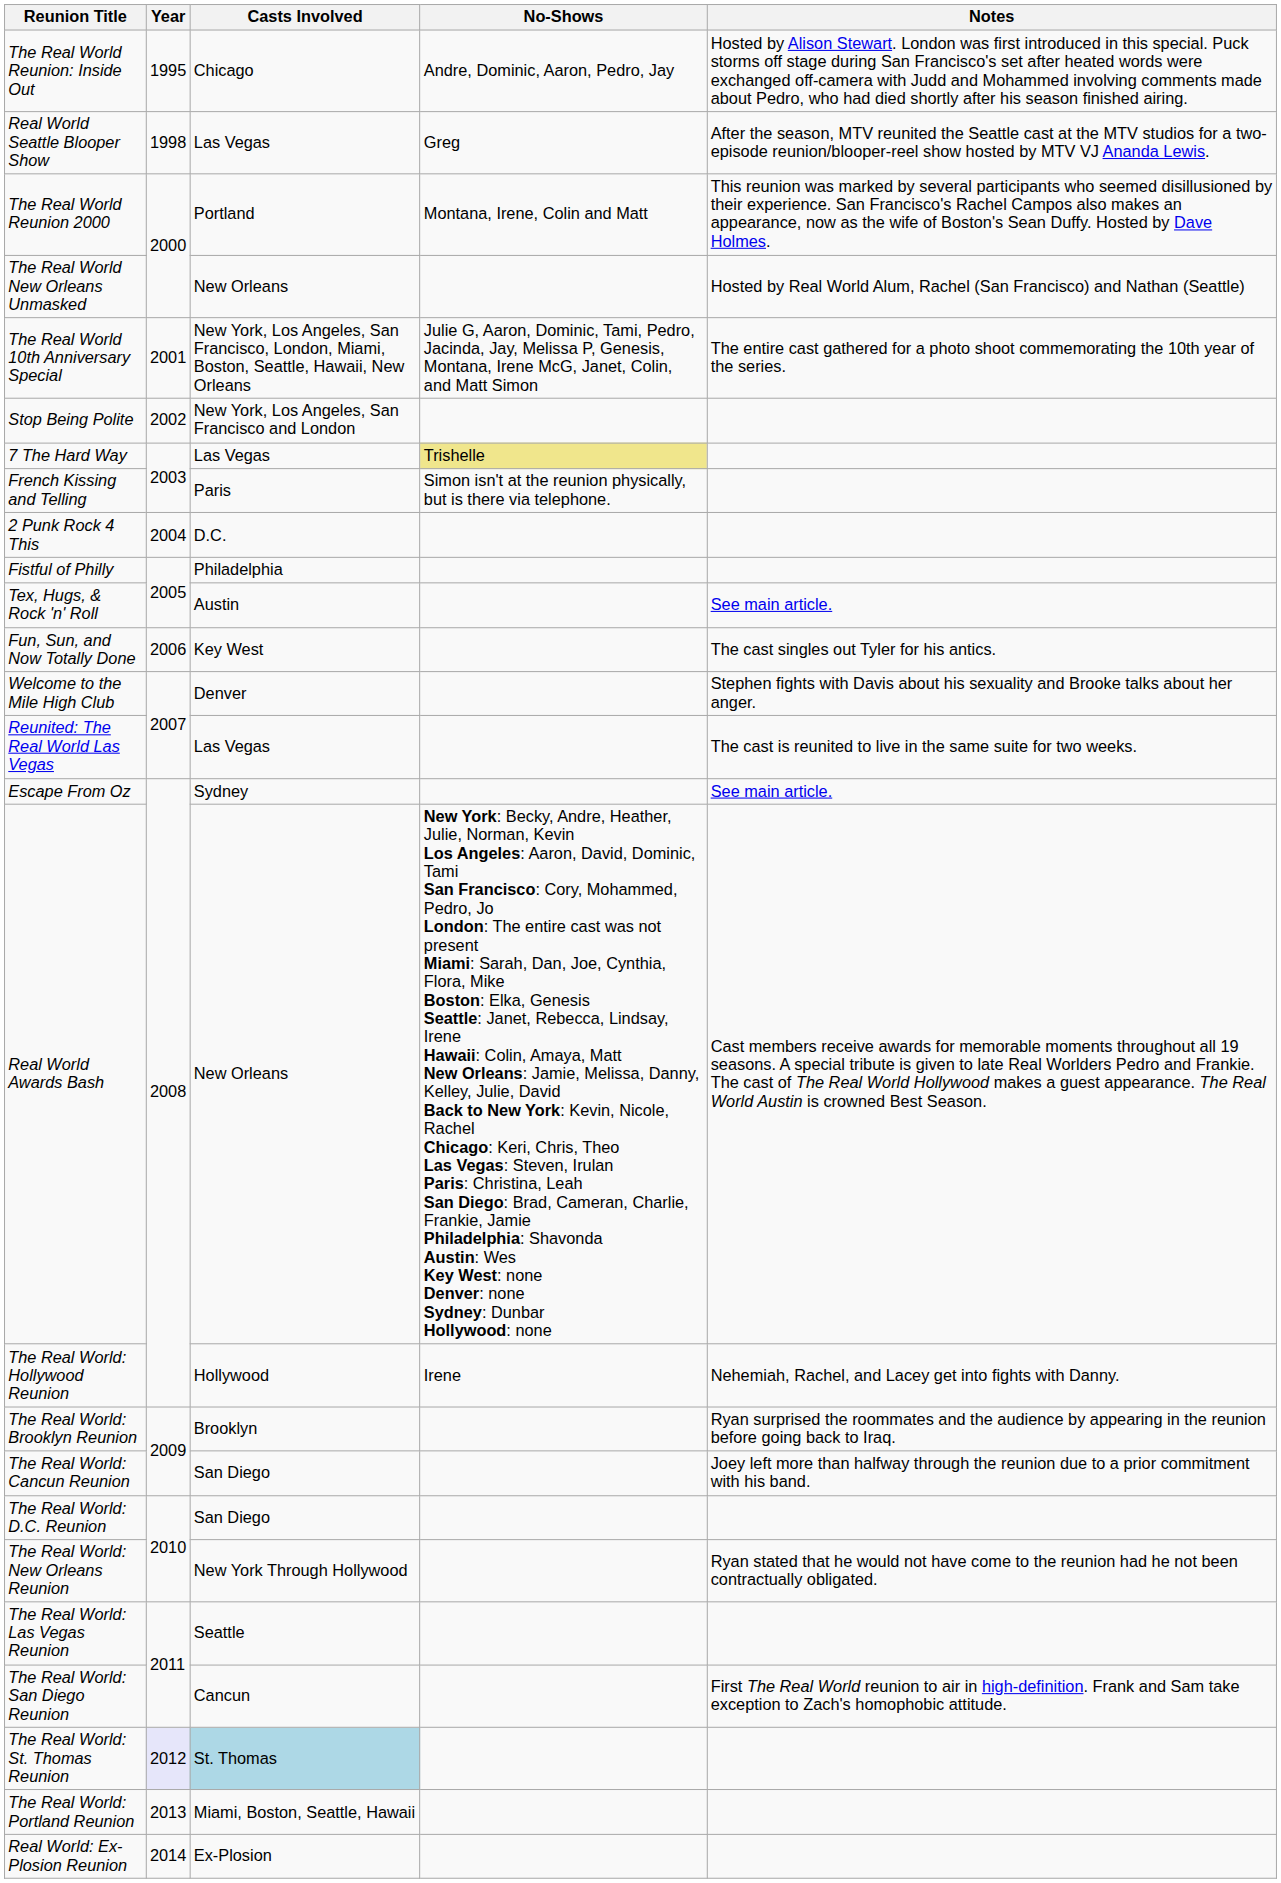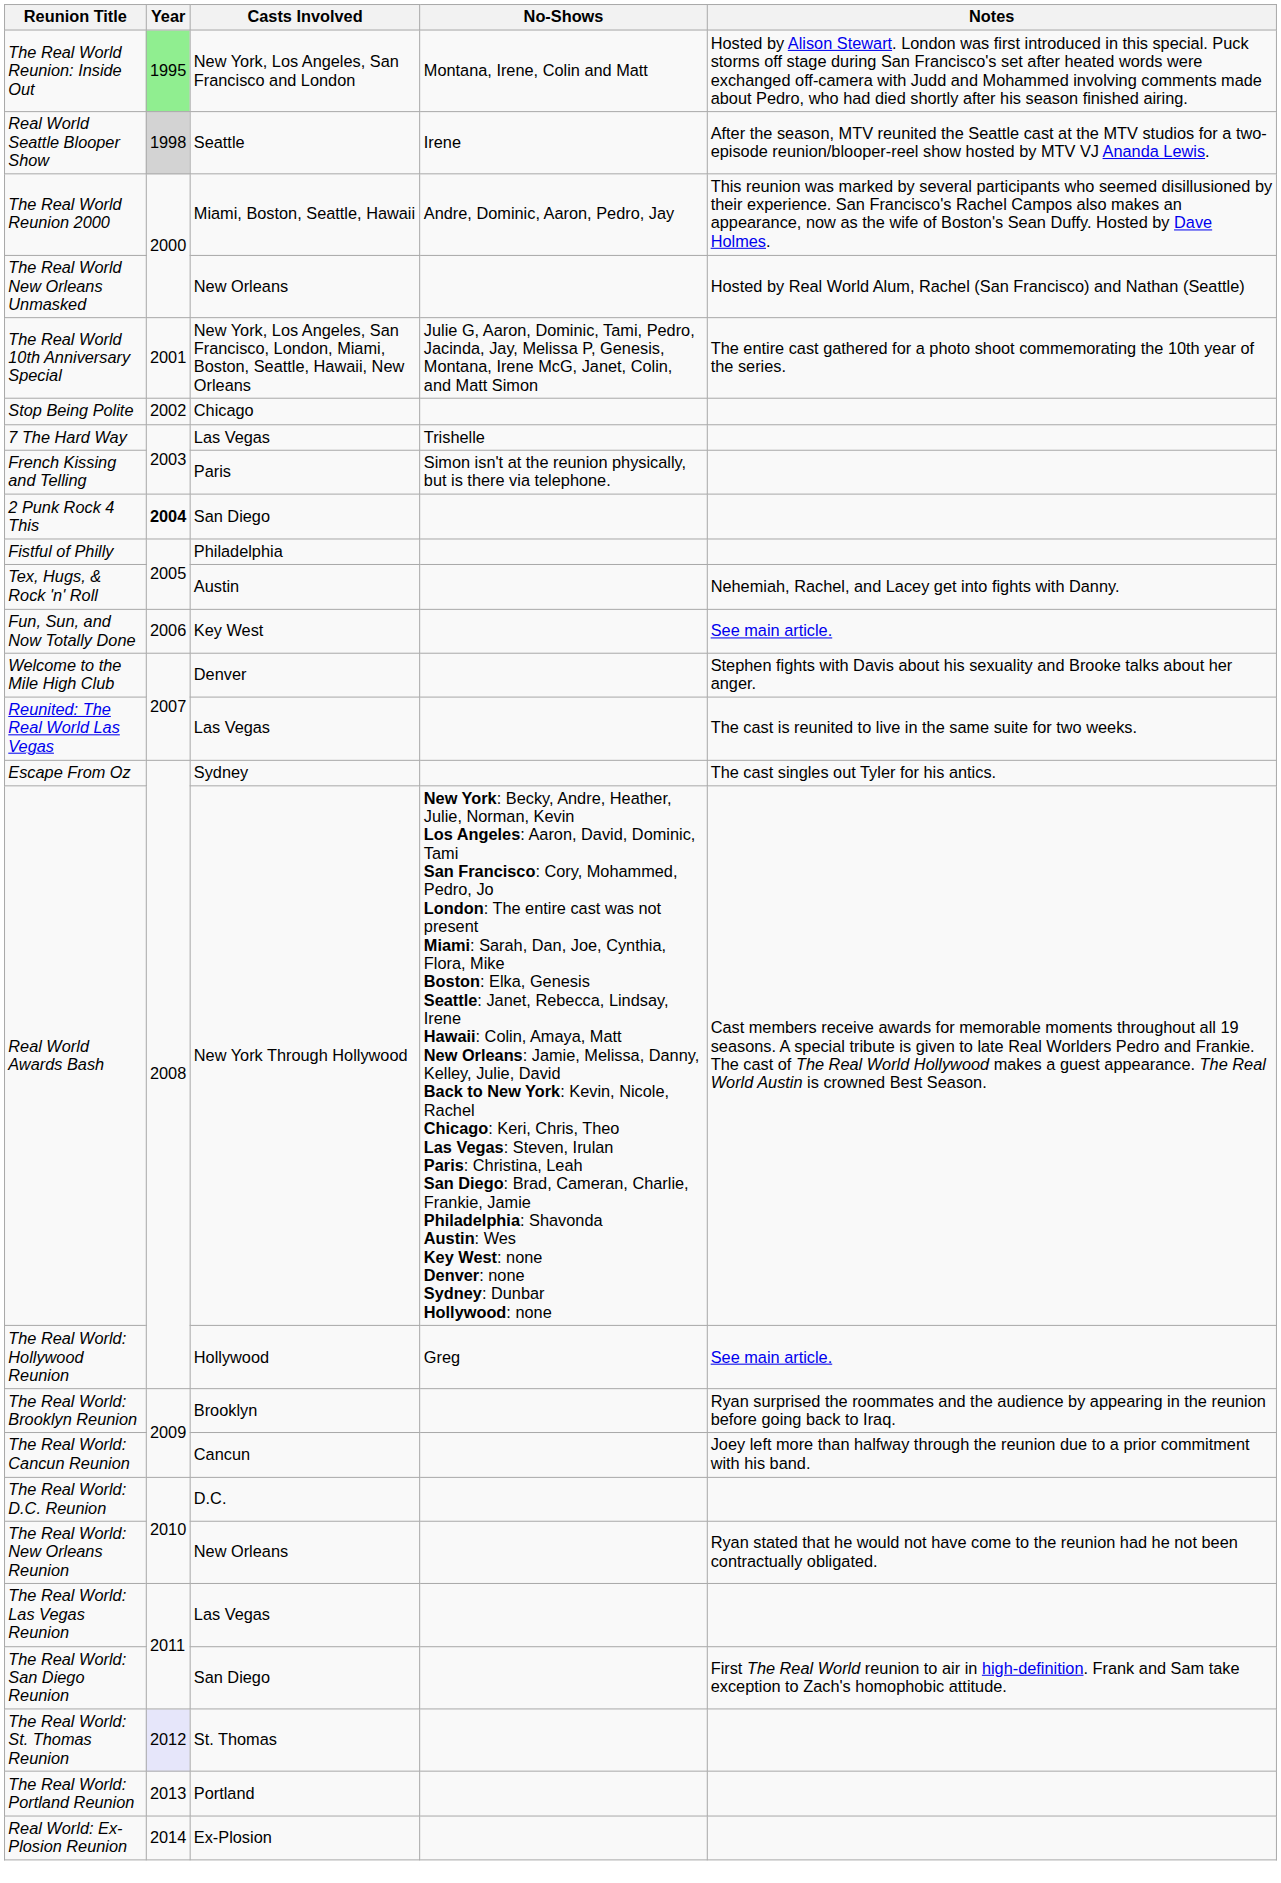(168, 70) no background -> (168, 70) lightgreen background
(224, 70) Chicago -> (296, 70) New York, Los Angeles, San Francisco and London
(549, 70) Andre, Dominic, Aaron, Pedro, Jay -> (536, 70) Montana, Irene, Colin and Matt
(168, 142) no background -> (168, 142) lightgrey background
(232, 142) Las Vegas -> (219, 142) Seattle
(442, 142) Greg -> (442, 142) Irene
(224, 214) Portland -> (304, 214) Miami, Boston, Seattle, Hawaii
(536, 214) Montana, Irene, Colin and Matt -> (549, 214) Andre, Dominic, Aaron, Pedro, Jay
(296, 420) New York, Los Angeles, San Francisco and London -> (224, 411) Chicago
(454, 455) khaki background -> (454, 437) no background
(168, 534) normal -> (168, 516) bold
(210, 534) D.C. -> (232, 516) San Diego
(771, 605) See main article. -> (915, 586) Nehemiah, Rachel, and Lacey get into fights with Danny.
(853, 649) The cast singles out Tyler for his antics. -> (771, 630) See main article.
(771, 791) See main article. -> (853, 772) The cast singles out Tyler for his antics.
(241, 1074) New Orleans -> (301, 1055) New York Through Hollywood
(442, 1375) Irene -> (442, 1357) Greg
(915, 1375) Nehemiah, Rachel, and Lacey get into fights with Danny. -> (771, 1357) See main article.
(232, 1473) San Diego -> (222, 1454) Cancun
(232, 1517) San Diego -> (210, 1498) D.C.
(301, 1570) New York Through Hollywood -> (241, 1552) New Orleans
(219, 1633) Seattle -> (232, 1615) Las Vegas
(222, 1695) Cancun -> (232, 1677) San Diego
(235, 1758) lightblue background -> (235, 1740) no background
(304, 1812) Miami, Boston, Seattle, Hawaii -> (224, 1793) Portland
